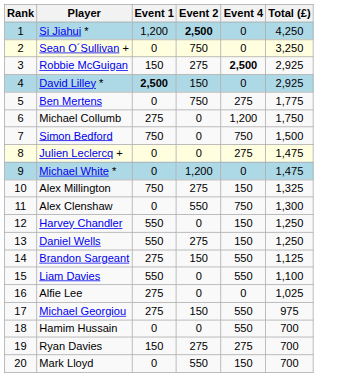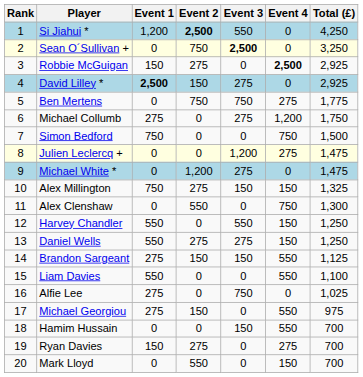+ column: (243, 14)
